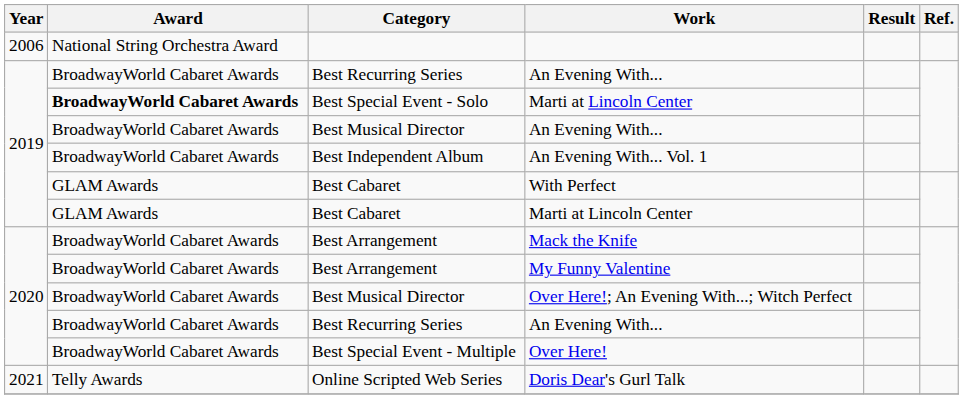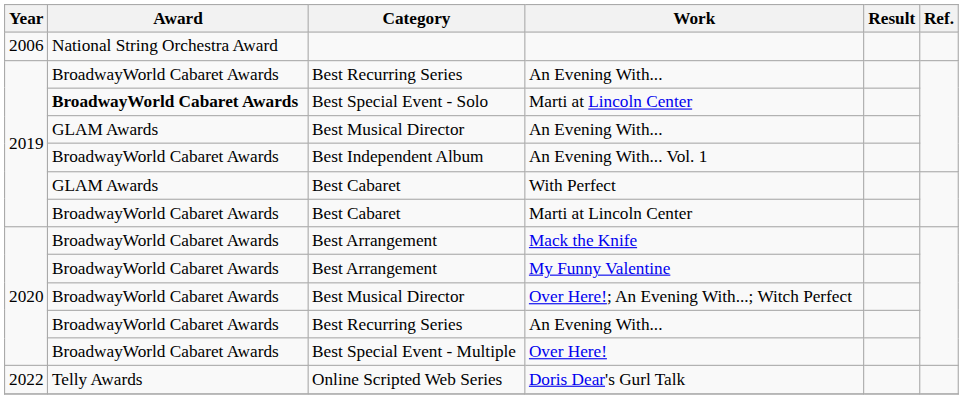(165, 129) BroadwayWorld Cabaret Awards -> (105, 129) GLAM Awards
(105, 212) GLAM Awards -> (165, 212) BroadwayWorld Cabaret Awards
(26, 379) 2021 -> (26, 379) 2022
